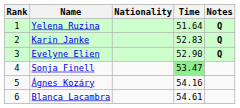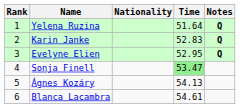(189, 54) 52.90 -> (189, 54) 52.95
(189, 82) 54.16 -> (189, 82) 54.13
